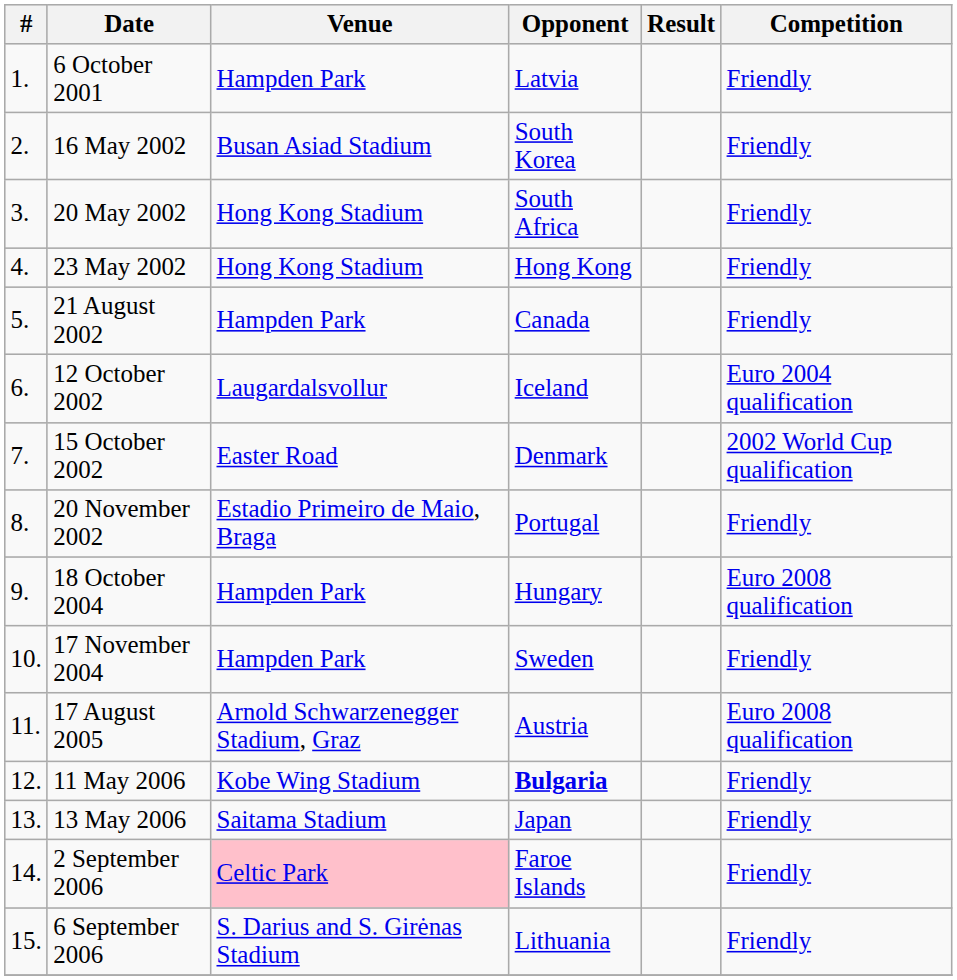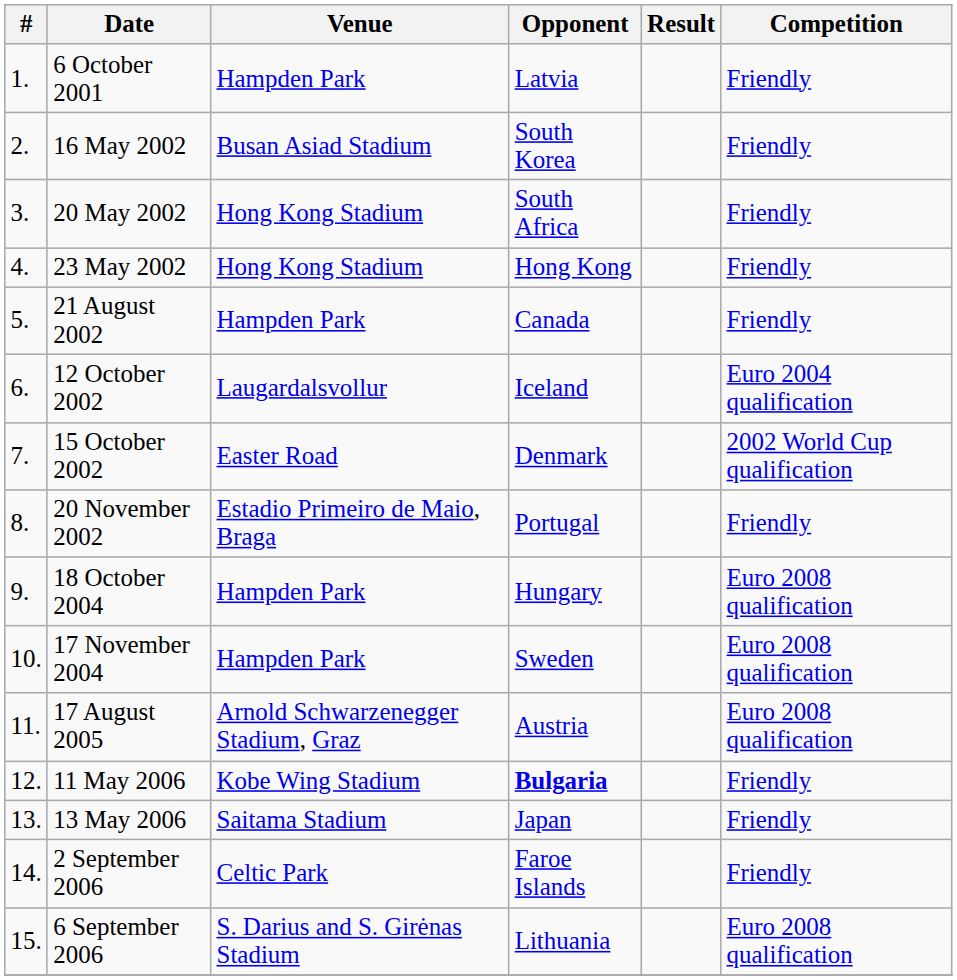(769, 658) Friendly -> (790, 658) Euro 2008 qualification
(272, 873) pink background -> (272, 873) no background
(769, 940) Friendly -> (790, 940) Euro 2008 qualification
